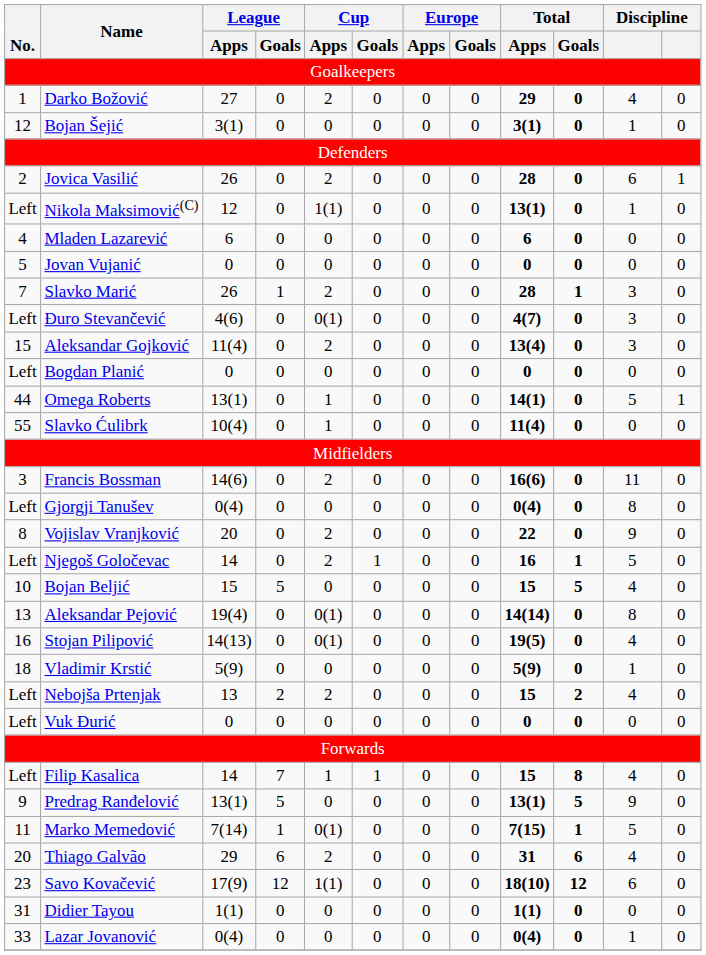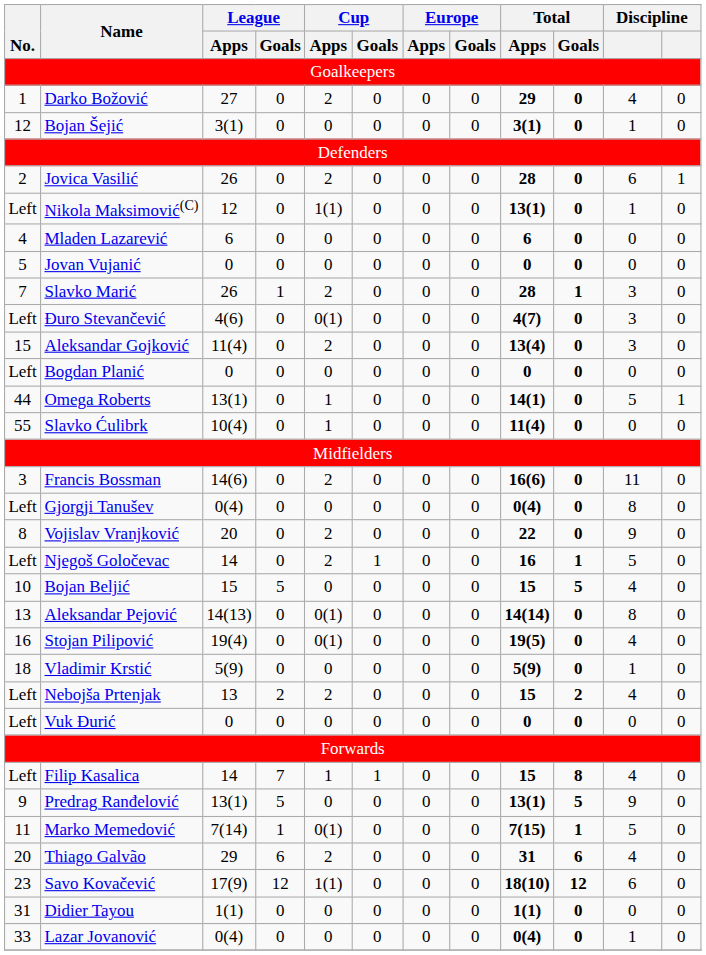(229, 614) 19(4) -> (229, 614) 14(13)
(229, 641) 14(13) -> (229, 641) 19(4)
